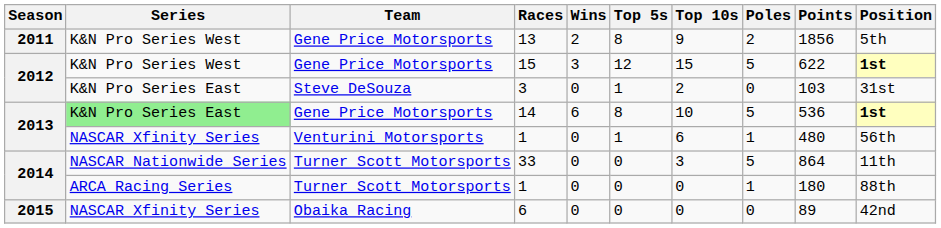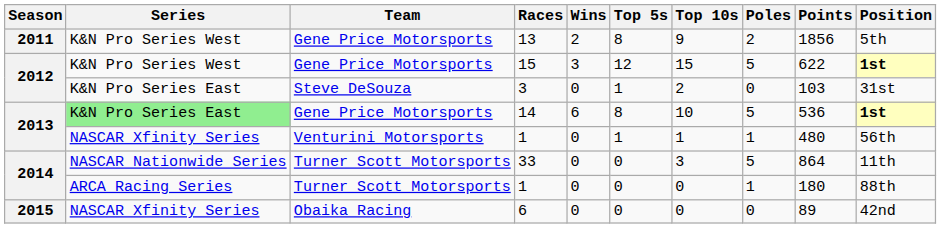(680, 139) 6 -> (680, 139) 1
